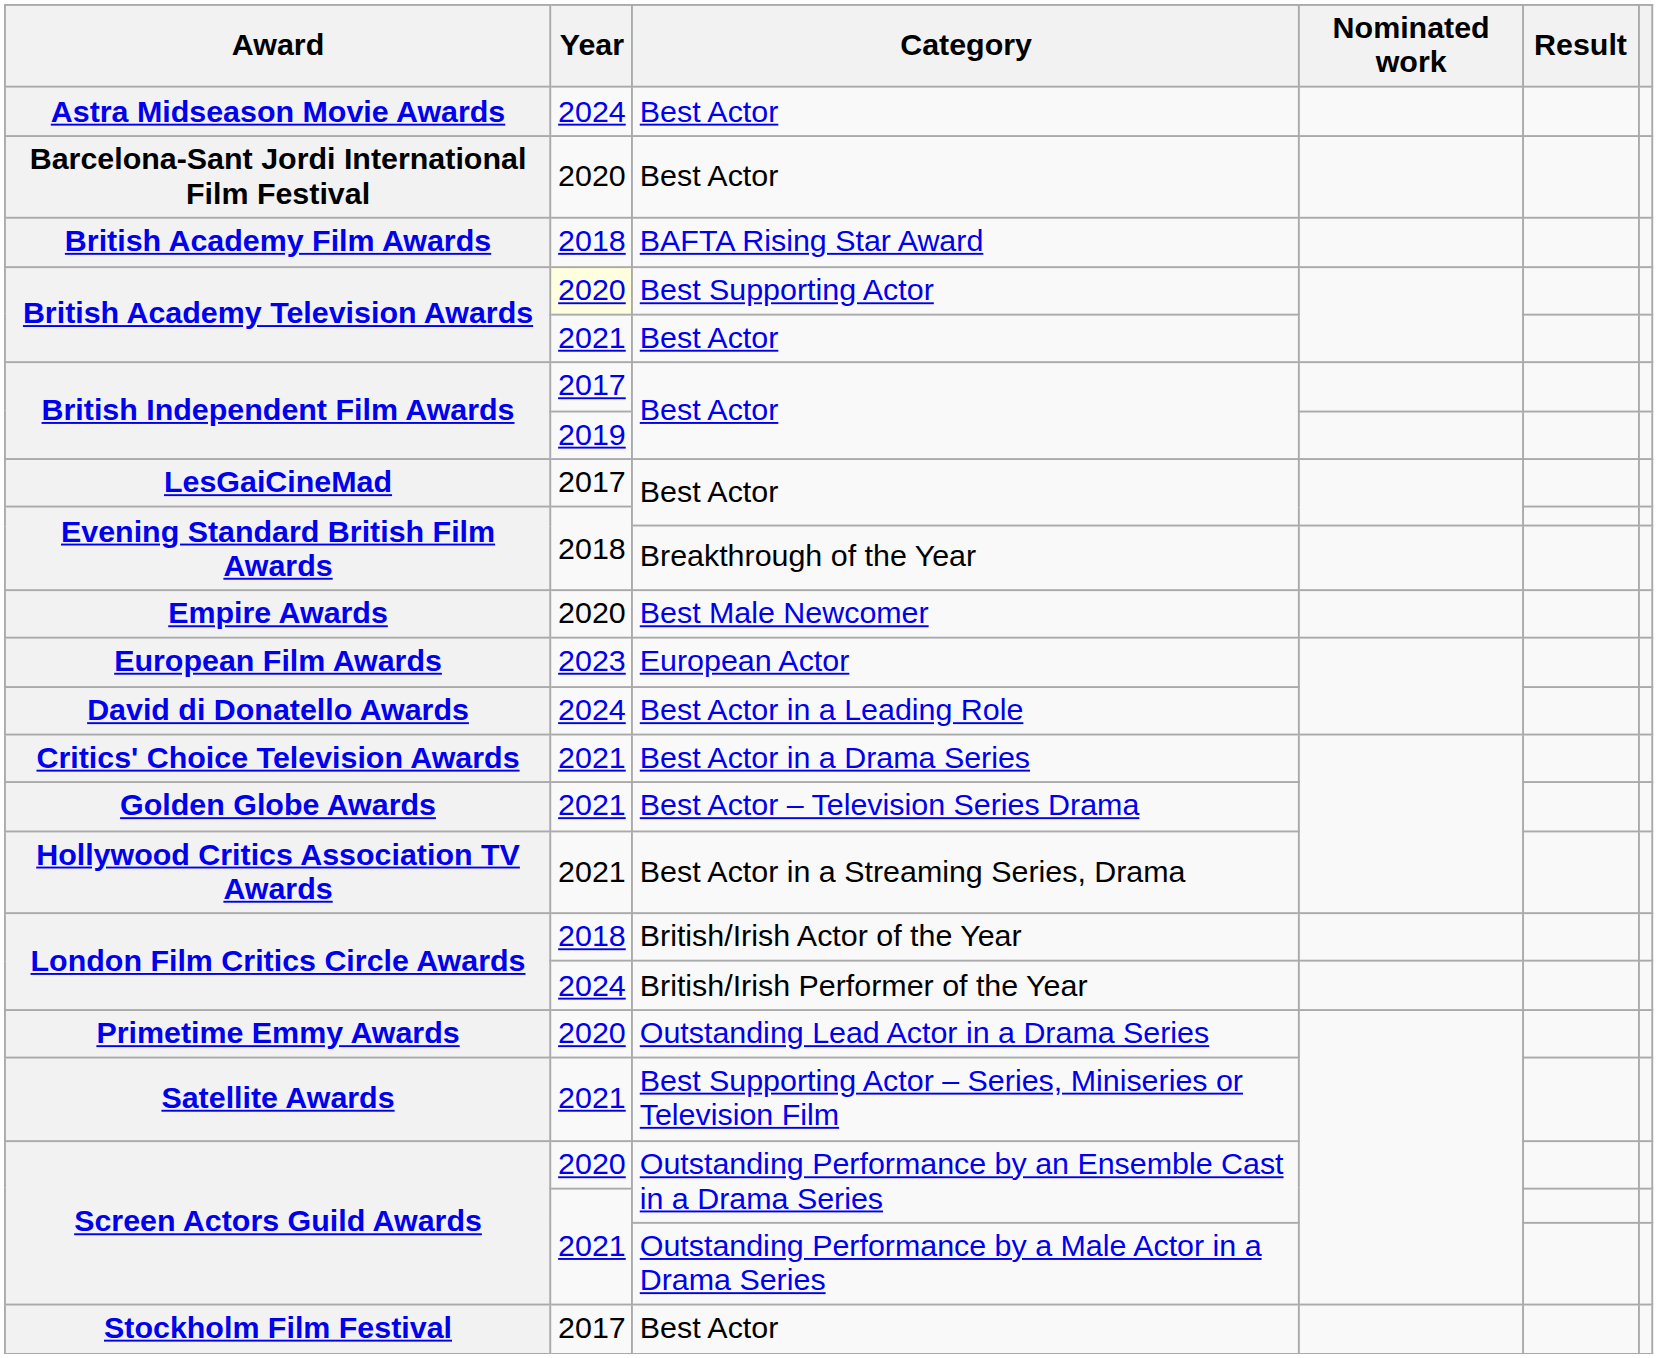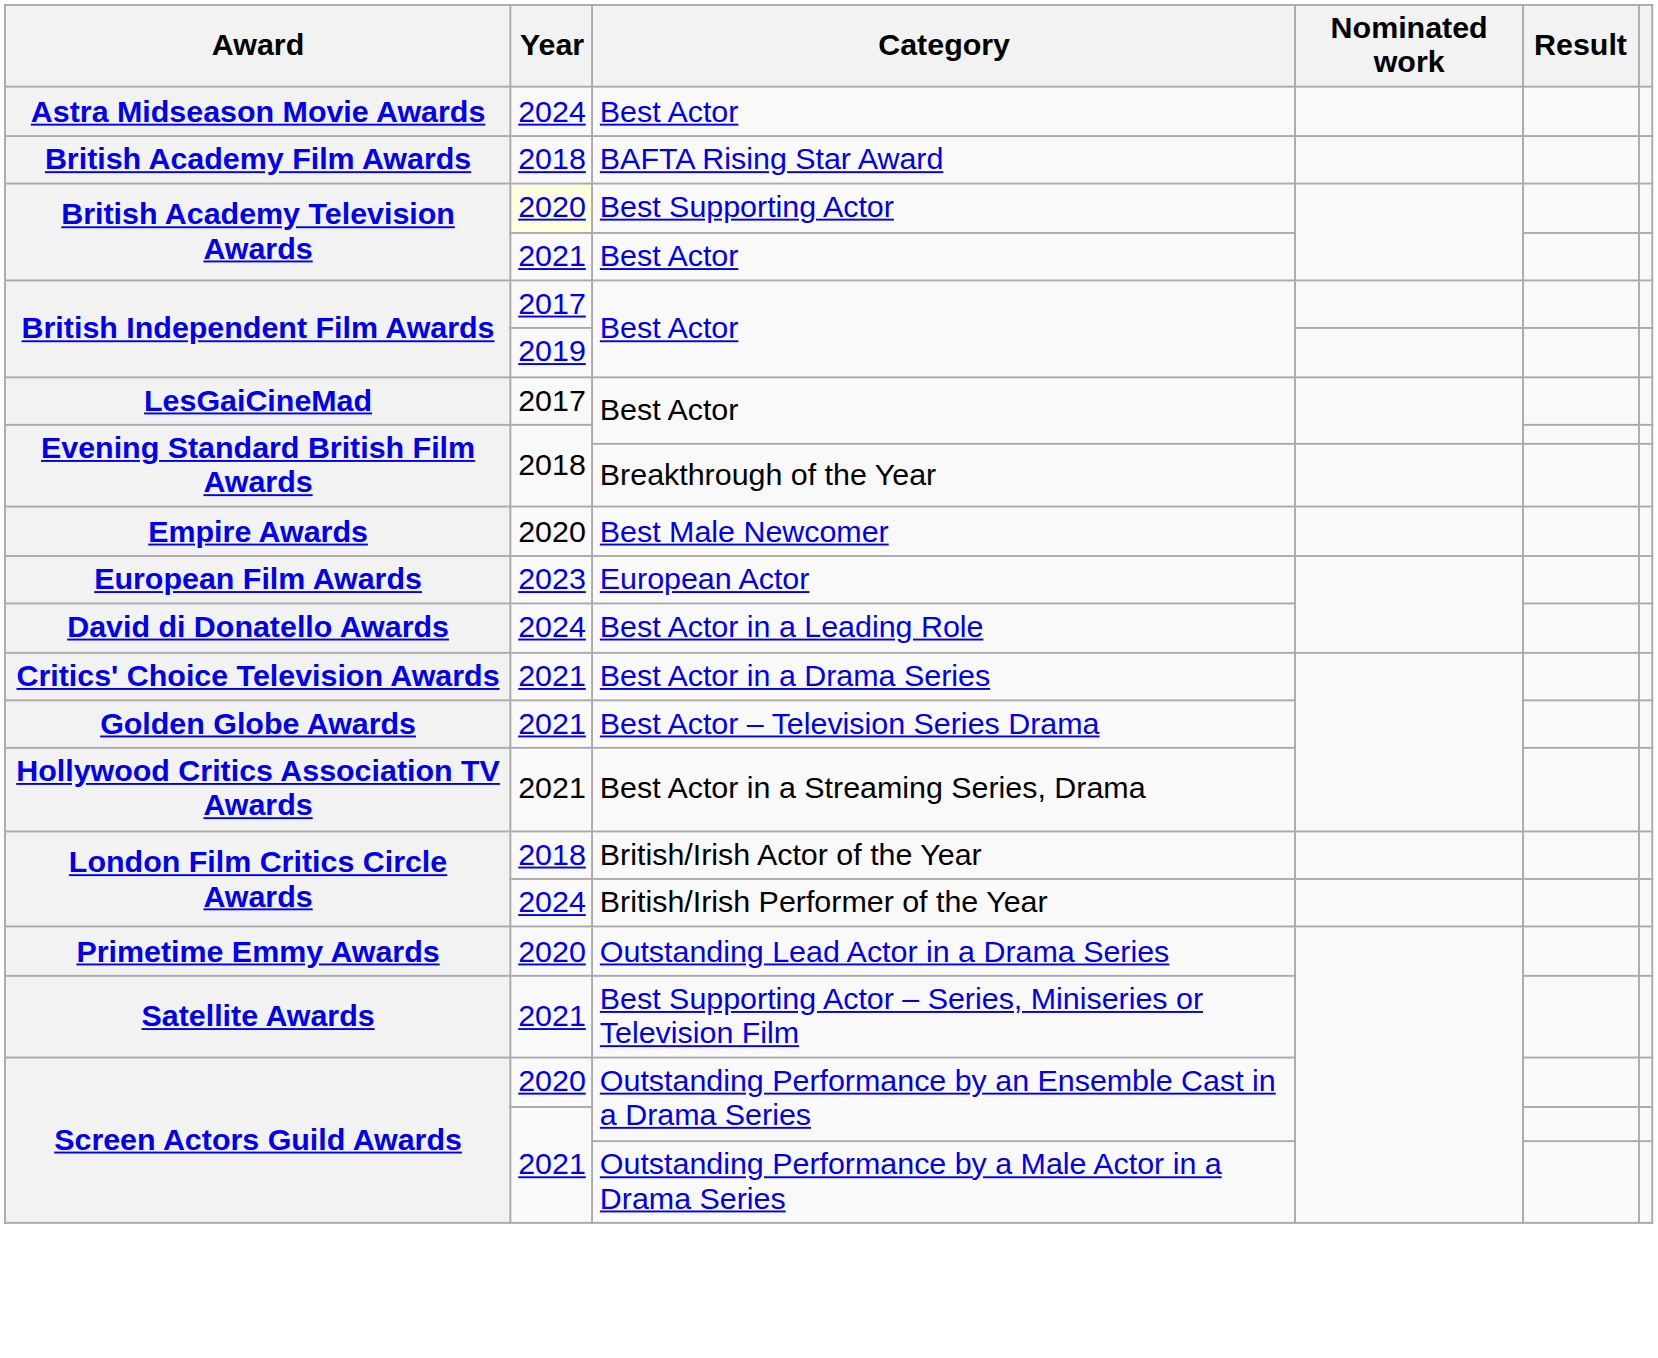- row: (278, 176)
- row: (278, 1328)
